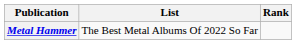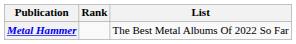columns swapped: (170, 13) <-> (276, 13)
